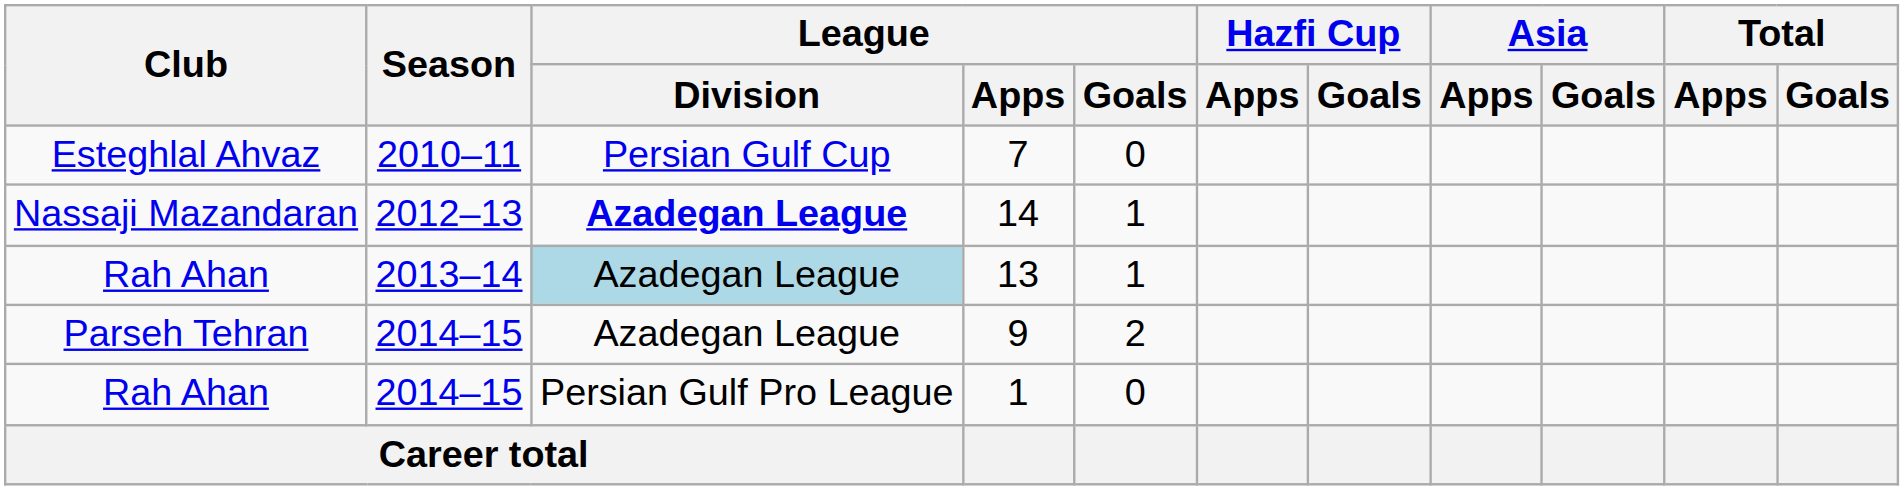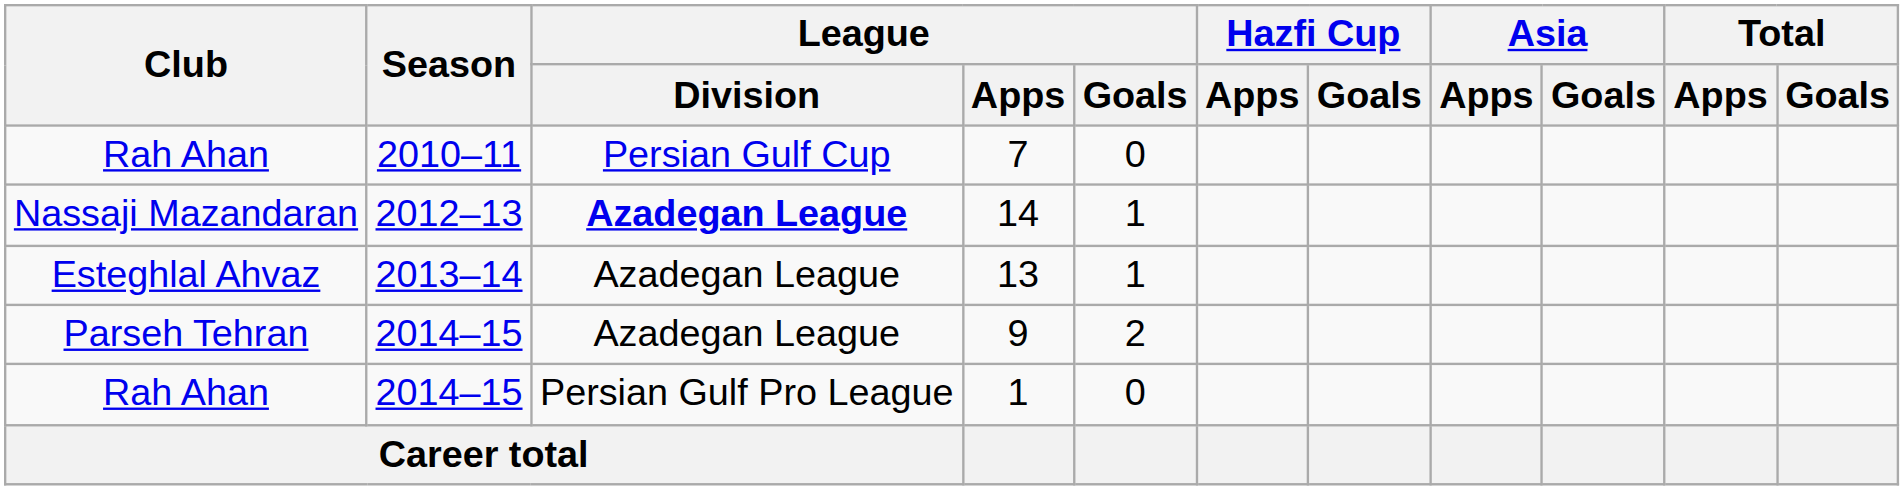(186, 154) Esteghlal Ahvaz -> (186, 154) Rah Ahan
(186, 273) Rah Ahan -> (186, 273) Esteghlal Ahvaz
(747, 273) lightblue background -> (747, 273) no background
